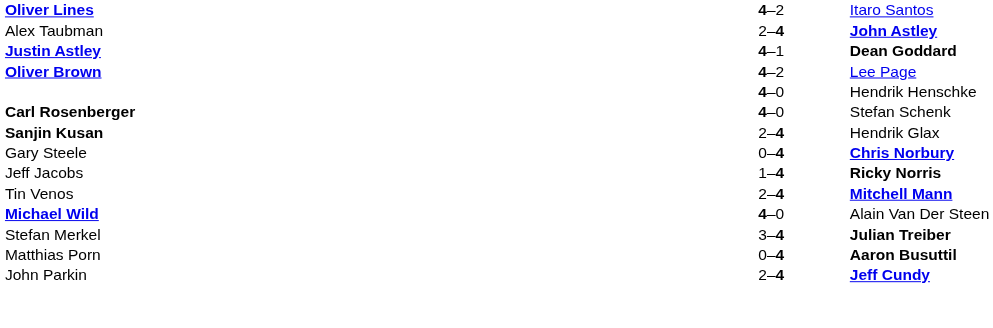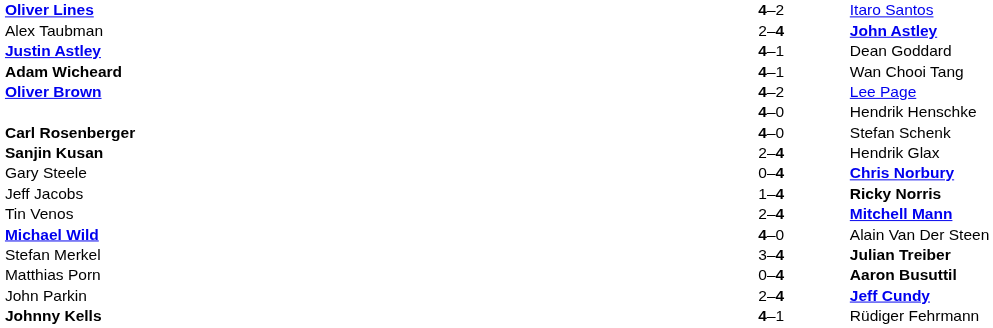(903, 51) bold -> (901, 51) normal
+ row: (64, 71)
+ row: (53, 316)
